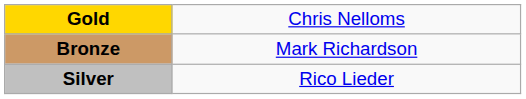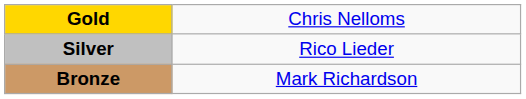rows swapped: (88, 78) <-> (88, 49)
